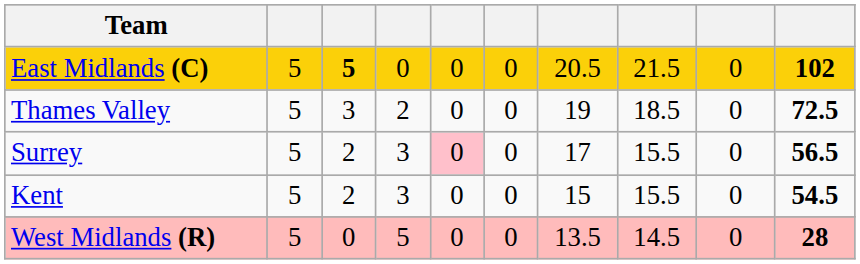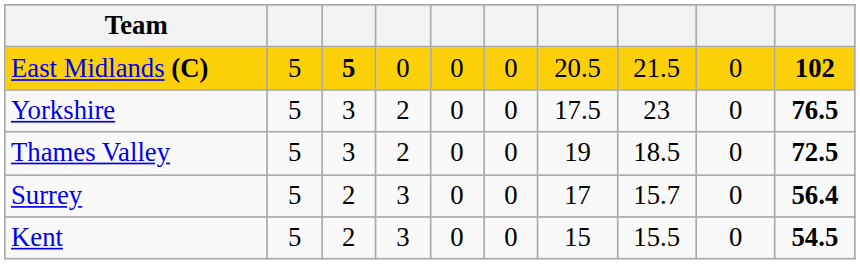+ row: (63, 110)
(457, 152) pink background -> (457, 195) no background
(657, 152) 15.5 -> (657, 195) 15.7
(815, 152) 56.5 -> (815, 195) 56.4
- row: (113, 237)
